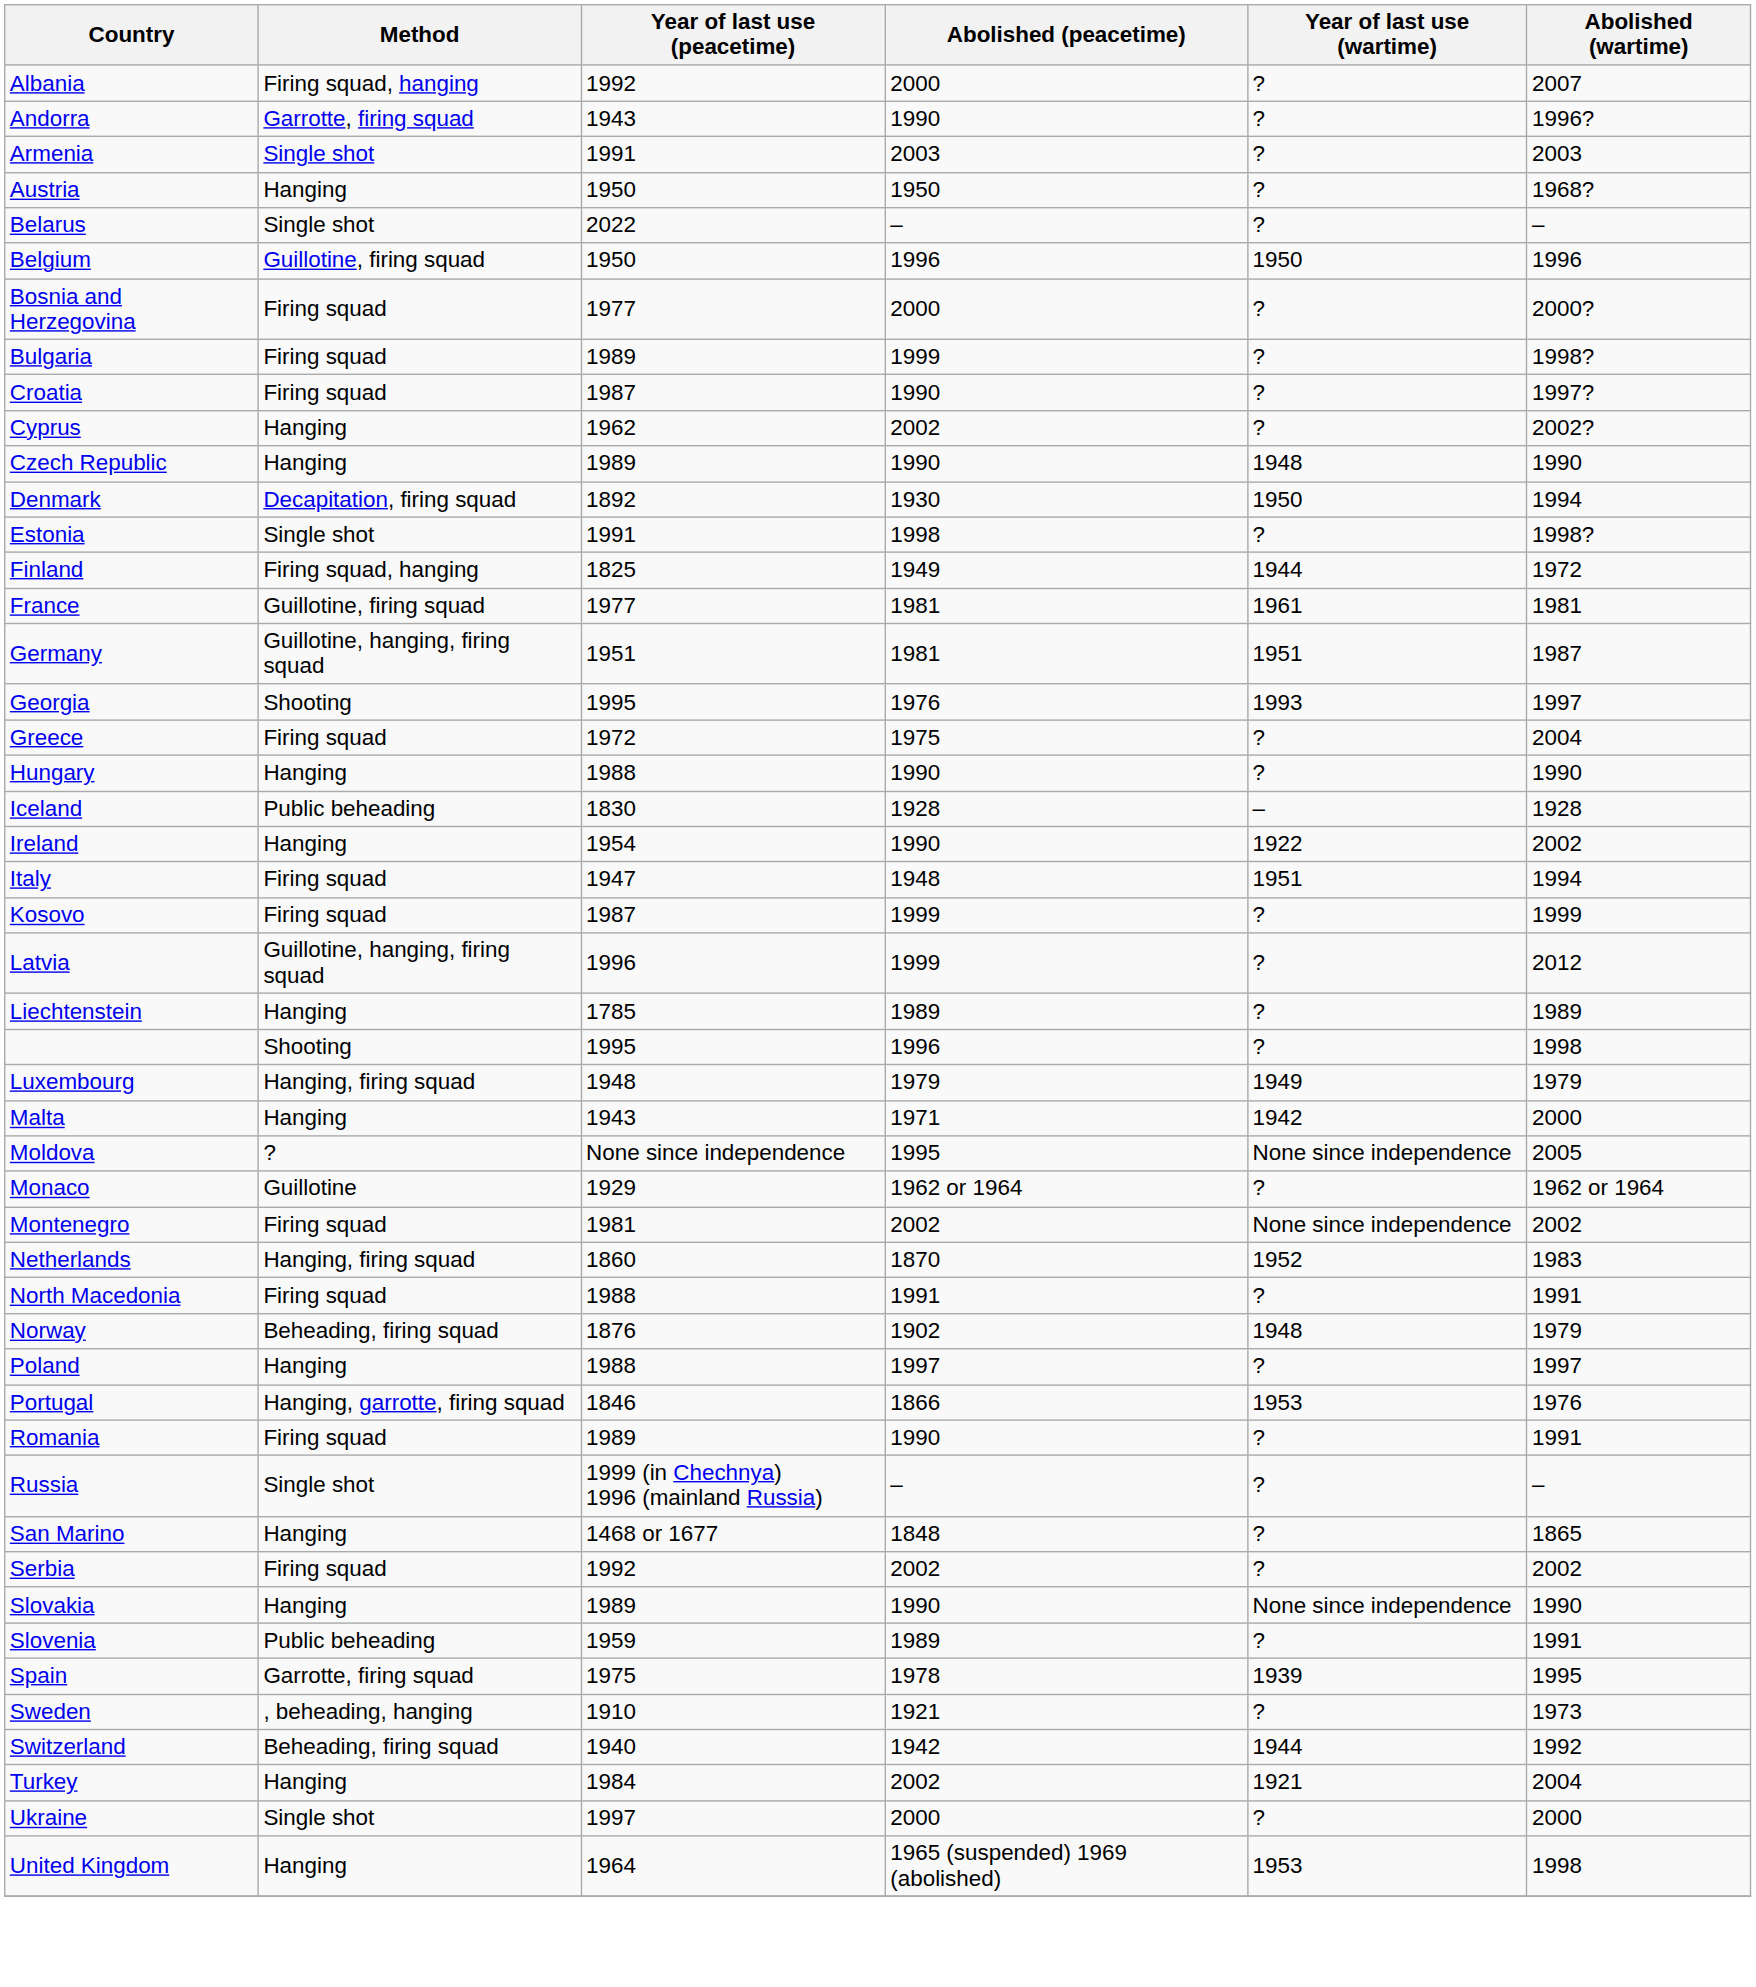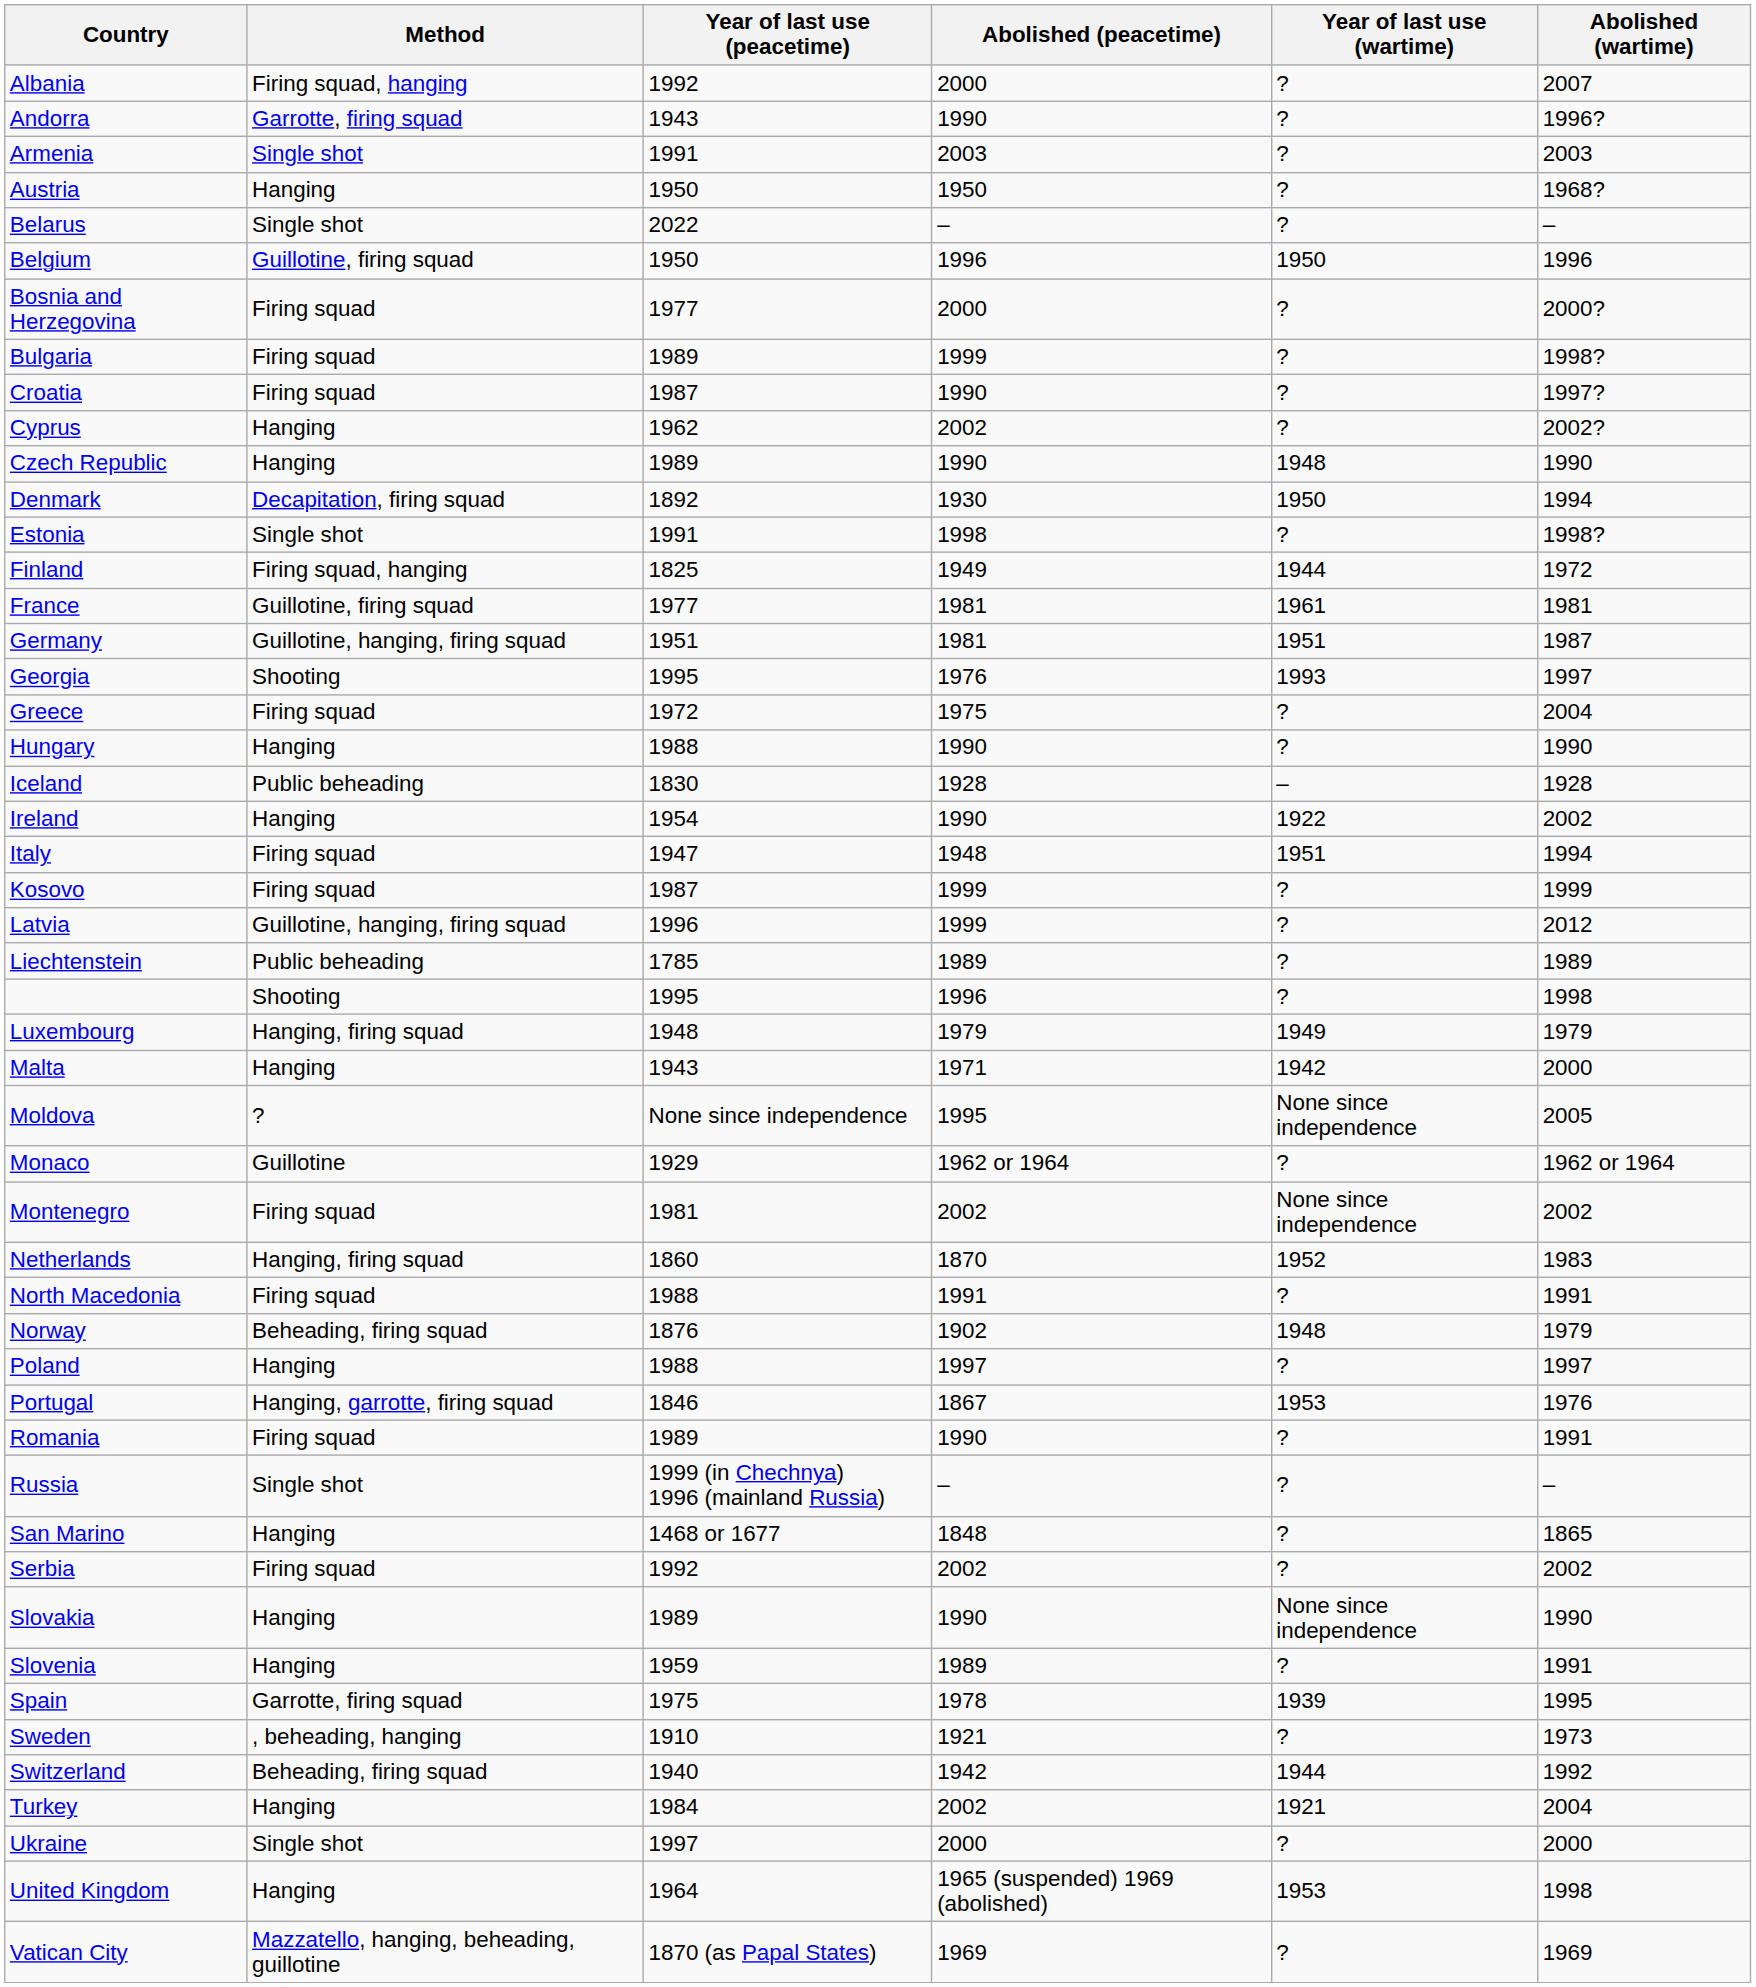(305, 1011) Hanging -> (338, 960) Public beheading
(915, 1401) 1866 -> (962, 1401) 1867
(349, 1640) Public beheading -> (294, 1665) Hanging
+ row: (69, 1951)
